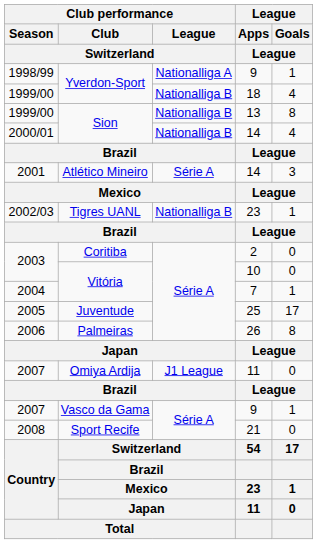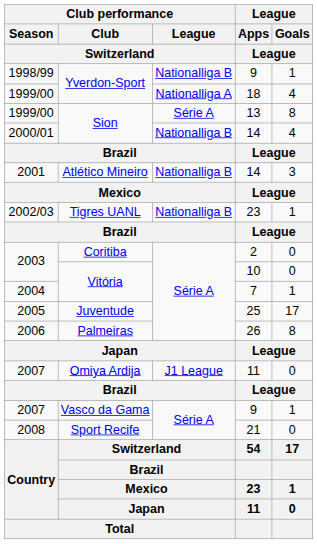(194, 73) Nationalliga A -> (194, 73) Nationalliga B
(194, 93) Nationalliga B -> (194, 93) Nationalliga A
(194, 113) Nationalliga B -> (194, 113) Série A
(194, 172) Série A -> (194, 172) Nationalliga B
